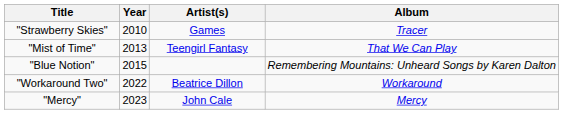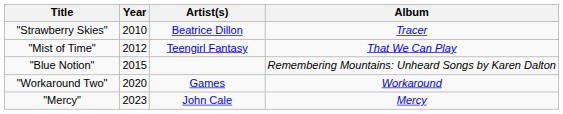(207, 30) Games -> (207, 30) Beatrice Dillon
(135, 48) 2013 -> (135, 48) 2012
(135, 83) 2022 -> (135, 83) 2020
(207, 83) Beatrice Dillon -> (207, 83) Games
